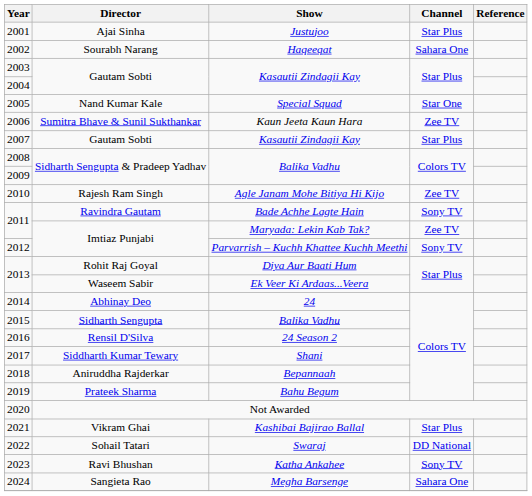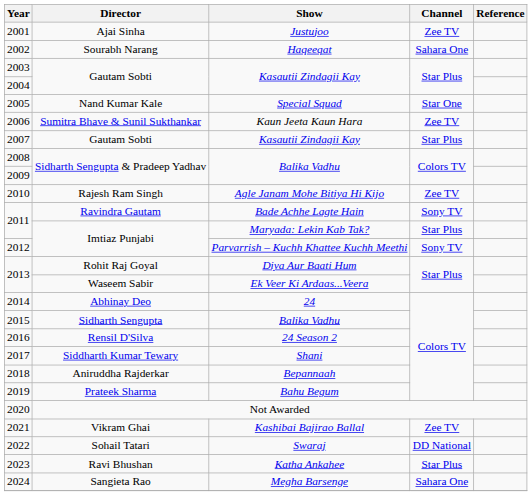(442, 31) Star Plus -> (442, 31) Zee TV
(442, 229) Zee TV -> (442, 229) Star Plus
(442, 427) Star Plus -> (442, 427) Zee TV
(442, 463) Sony TV -> (442, 463) Star Plus
